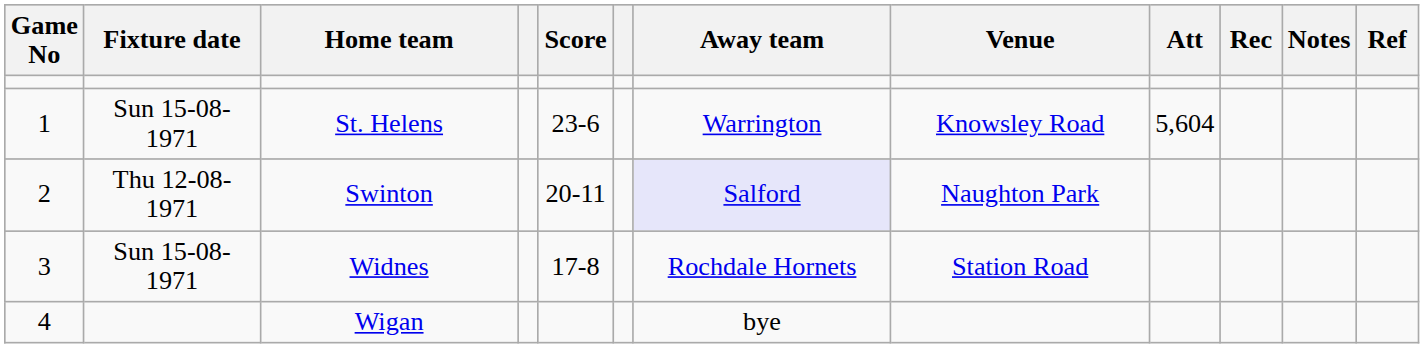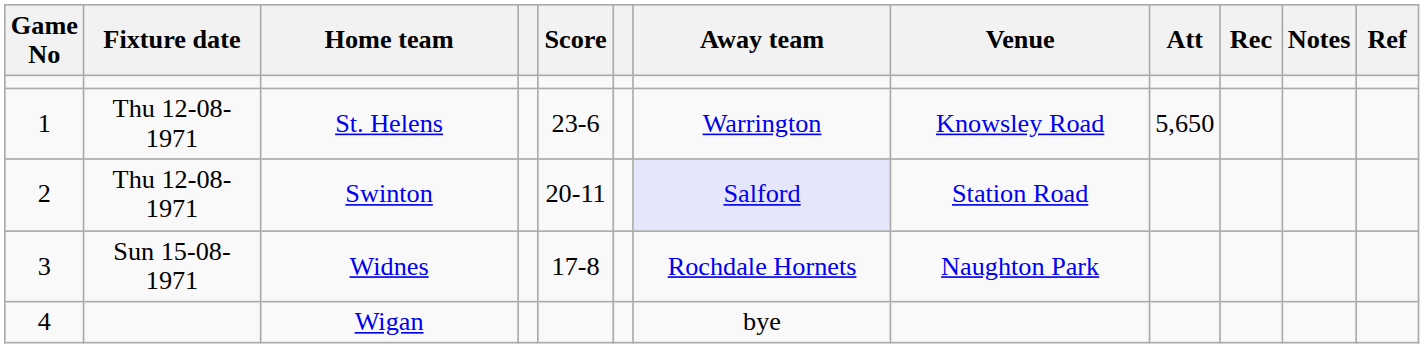(172, 123) Sun 15-08-1971 -> (172, 123) Thu 12-08-1971
(1185, 123) 5,604 -> (1185, 123) 5,650
(1020, 194) Naughton Park -> (1020, 194) Station Road
(1020, 265) Station Road -> (1020, 265) Naughton Park
